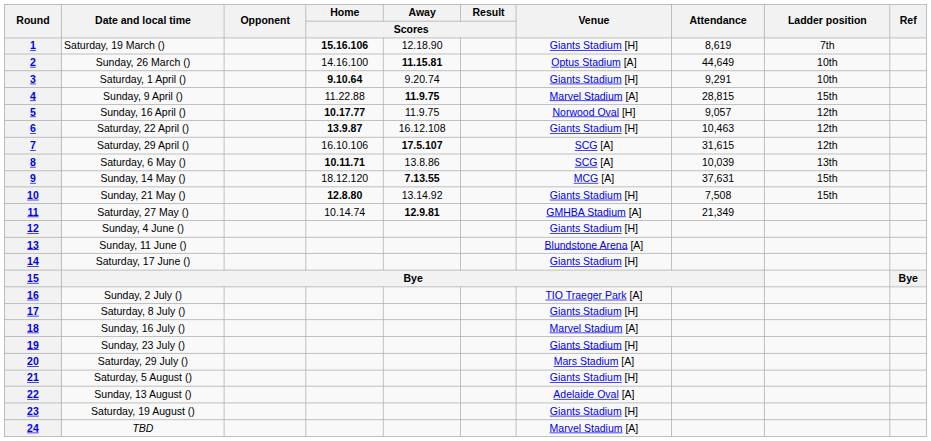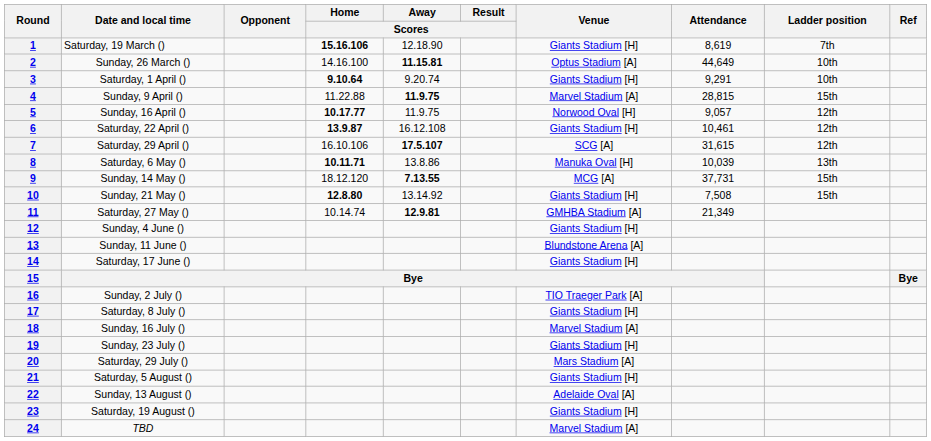(718, 129) 10,463 -> (718, 129) 10,461
(594, 163) SCG [A] -> (594, 163) Manuka Oval [H]
(718, 179) 37,631 -> (718, 179) 37,731
